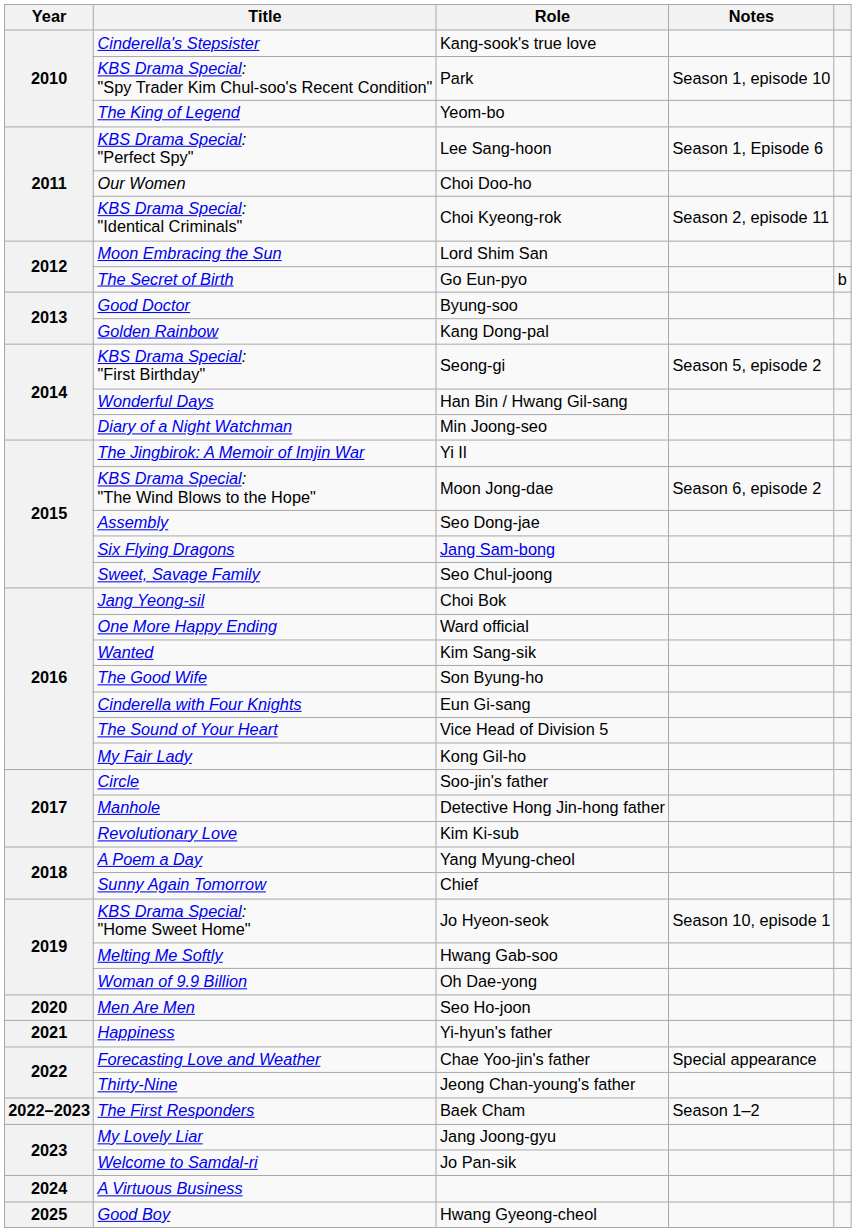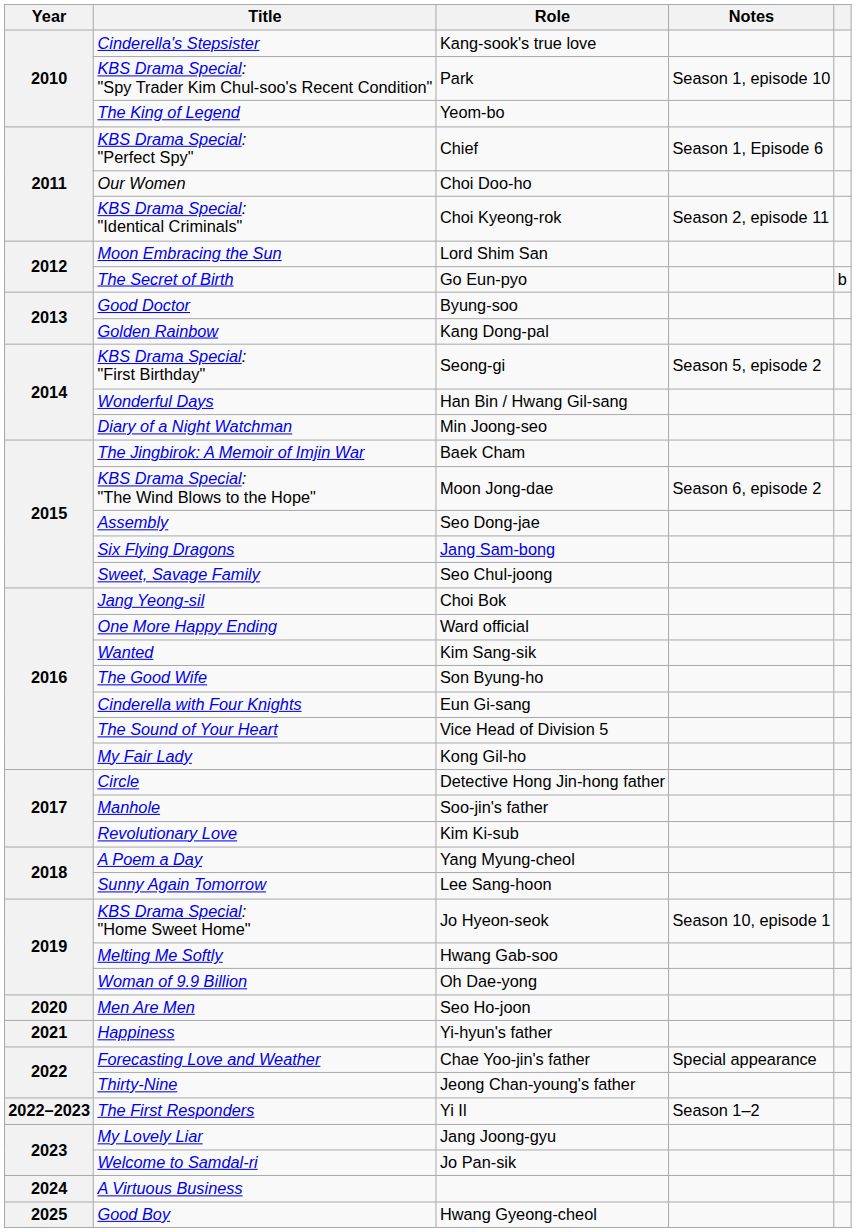(496, 148) Lee Sang-hoon -> (459, 148) Chief
(453, 453) Yi Il -> (483, 453) Baek Cham
(494, 782) Soo-jin's father -> (552, 782) Detective Hong Jin-hong father
(552, 808) Detective Hong Jin-hong father -> (494, 808) Soo-jin's father
(459, 885) Chief -> (496, 885) Lee Sang-hoon
(483, 1111) Baek Cham -> (453, 1111) Yi Il
